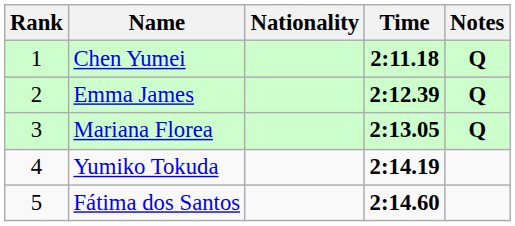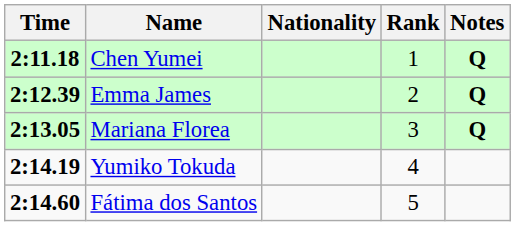columns swapped: (36, 22) <-> (405, 22)
